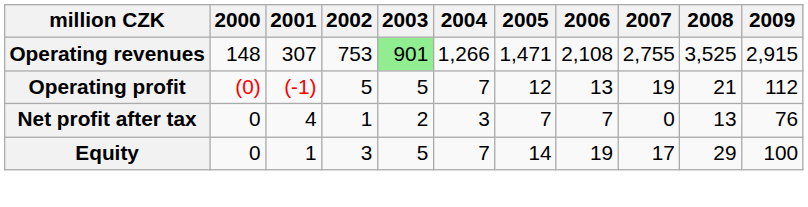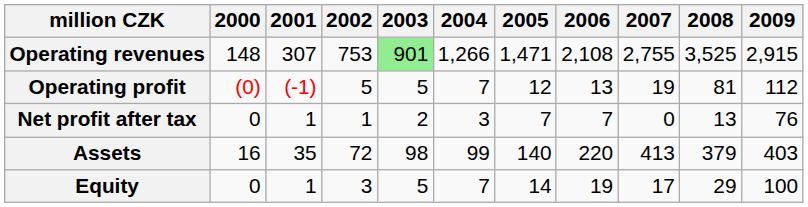(725, 86) 21 -> (725, 86) 81
(311, 119) 4 -> (311, 119) 1
+ row: (107, 152)
